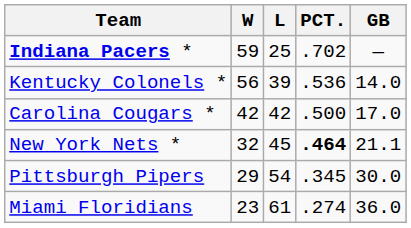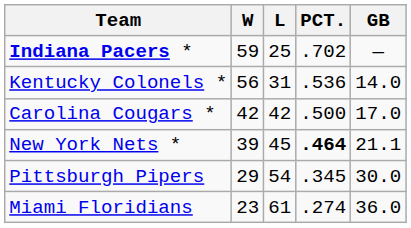(280, 83) 39 -> (280, 83) 31
(248, 145) 32 -> (248, 145) 39
